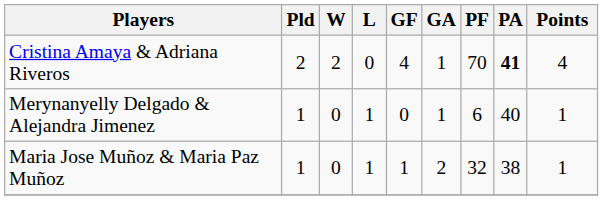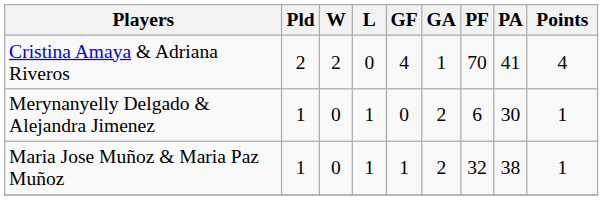(511, 61) bold -> (511, 61) normal
(441, 114) 1 -> (441, 114) 2
(511, 114) 40 -> (511, 114) 30
